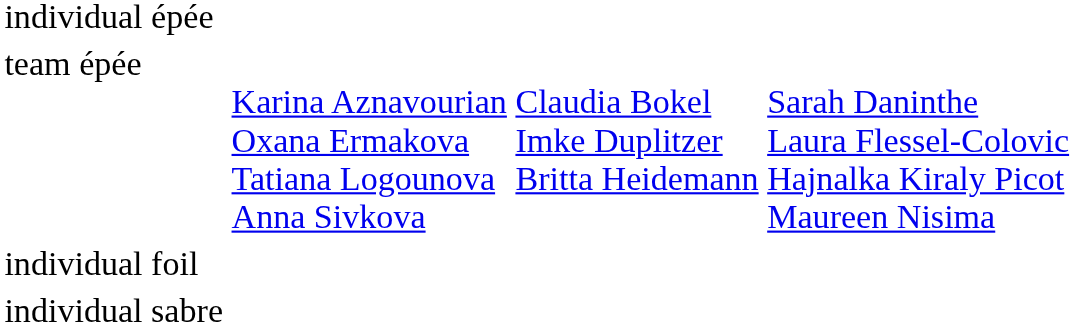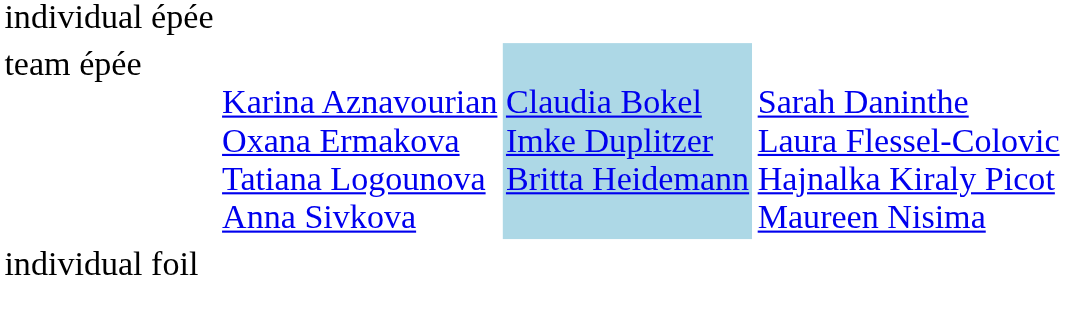(637, 140) no background -> (628, 140) lightblue background
- row: (114, 310)
